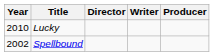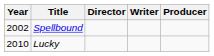rows swapped: (58, 43) <-> (46, 28)
